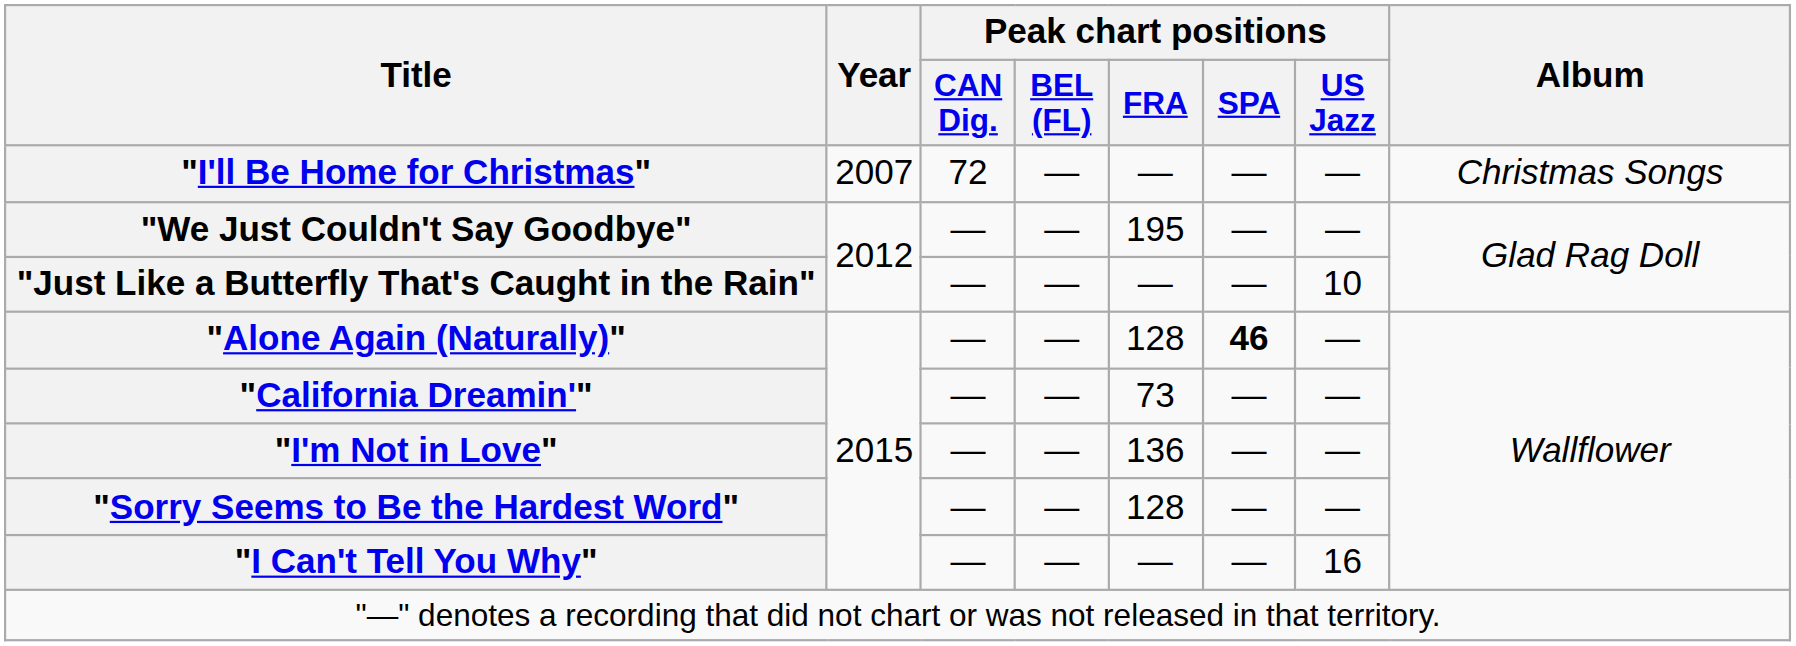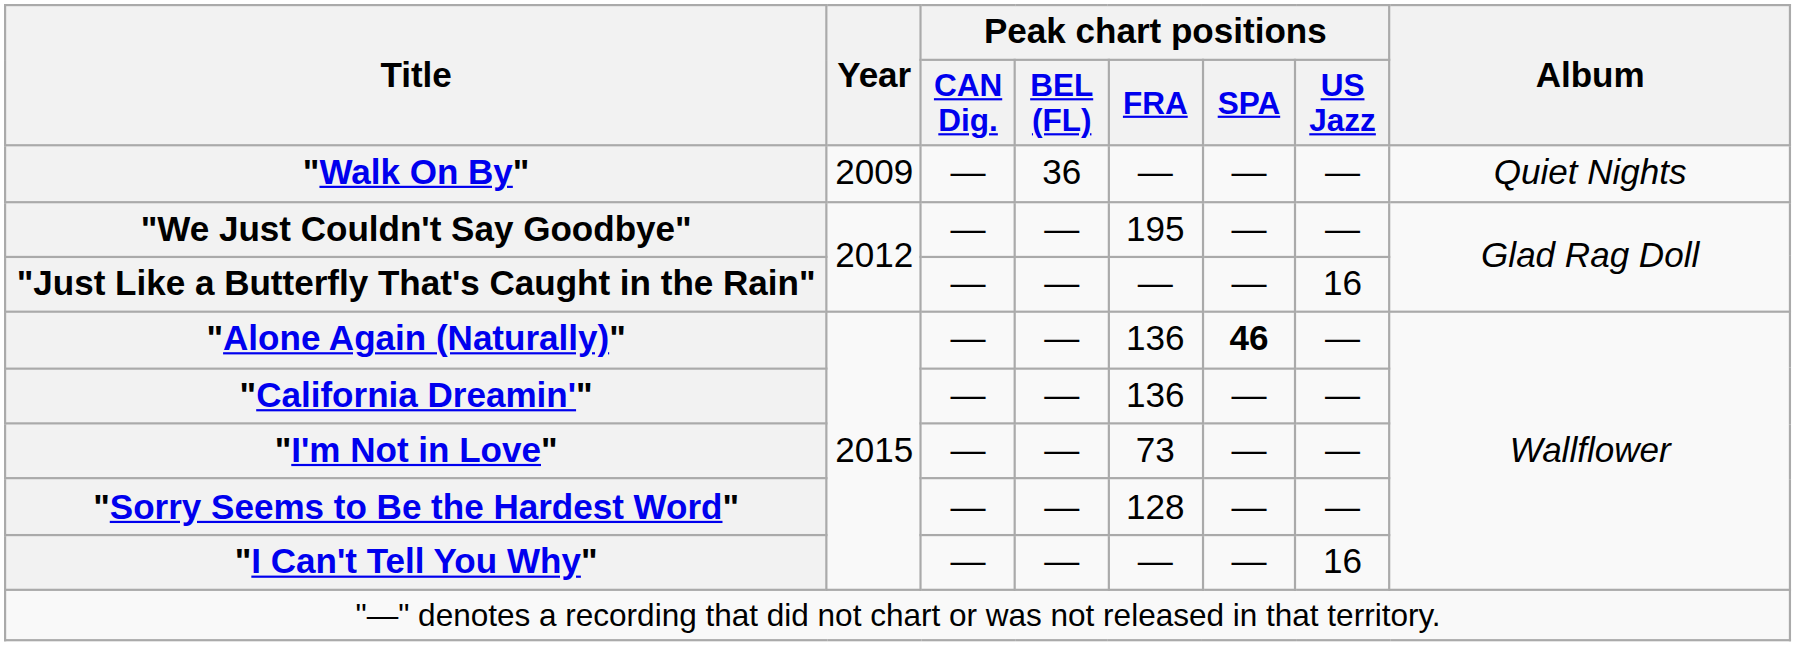- row: (416, 172)
+ row: (416, 172)
(1343, 283) 10 -> (1343, 283) 16
(1155, 339) 128 -> (1155, 339) 136
(1155, 395) 73 -> (1155, 395) 136
(1155, 450) 136 -> (1155, 450) 73
